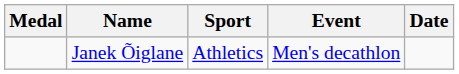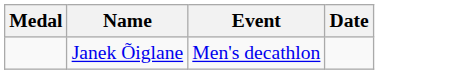- column: (228, 20)
